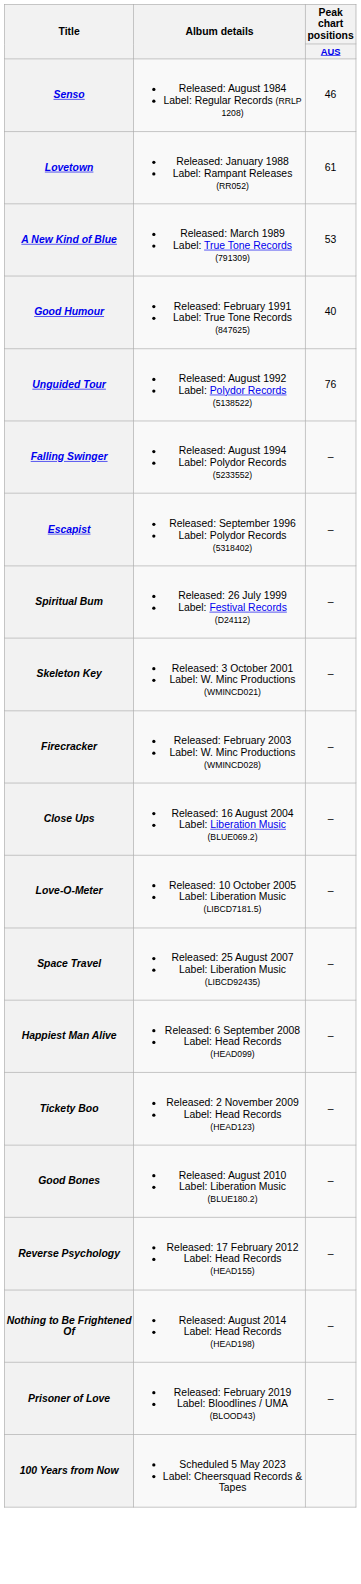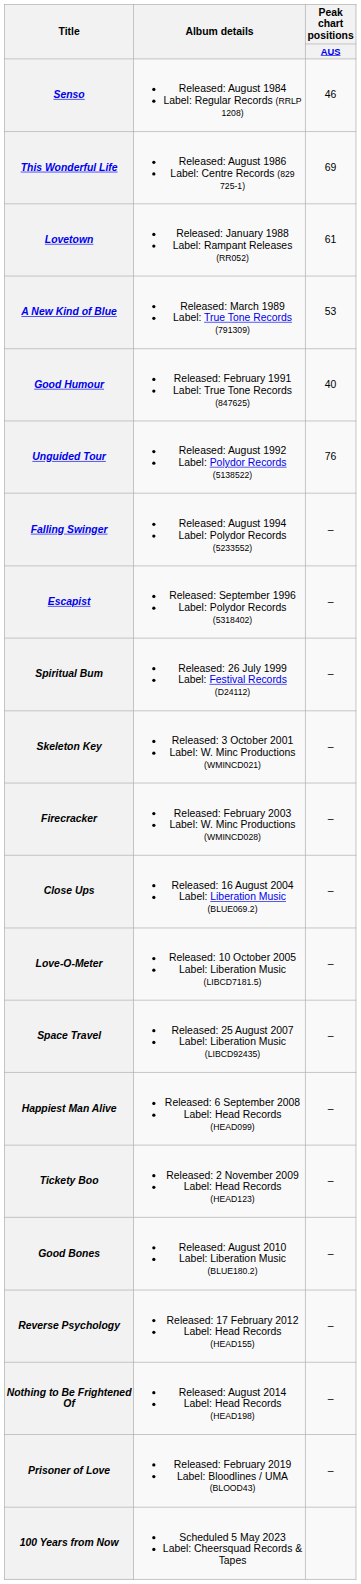+ row: (69, 167)
